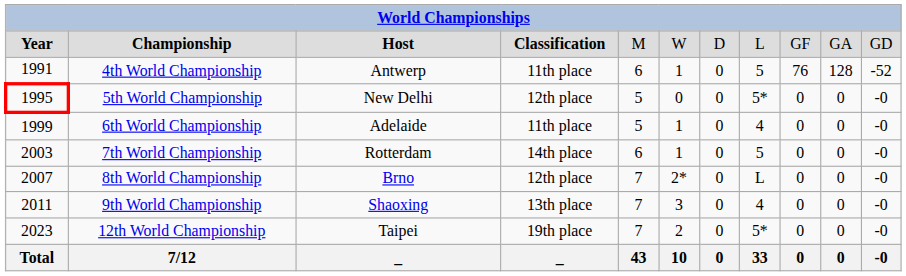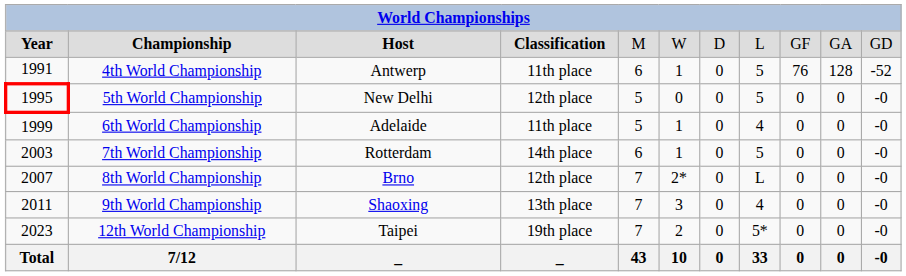(760, 98) 5* -> (760, 98) 5
